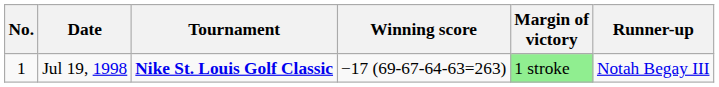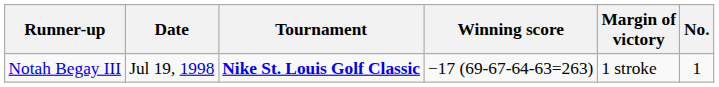columns swapped: (21, 29) <-> (653, 29)
(542, 68) lightgreen background -> (629, 68) no background
